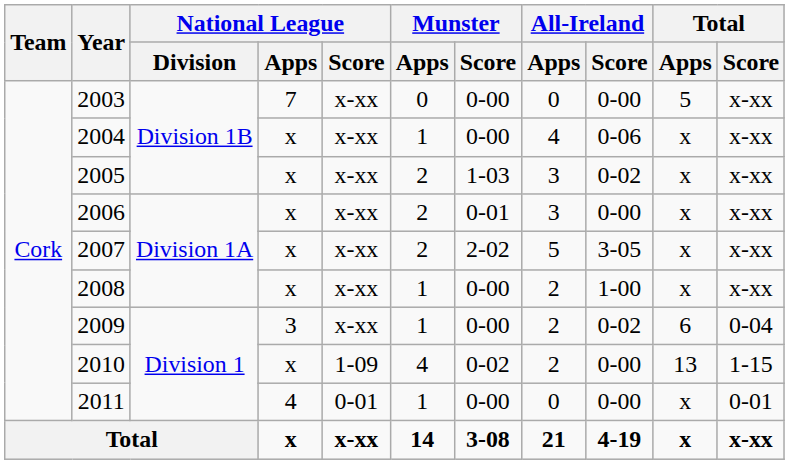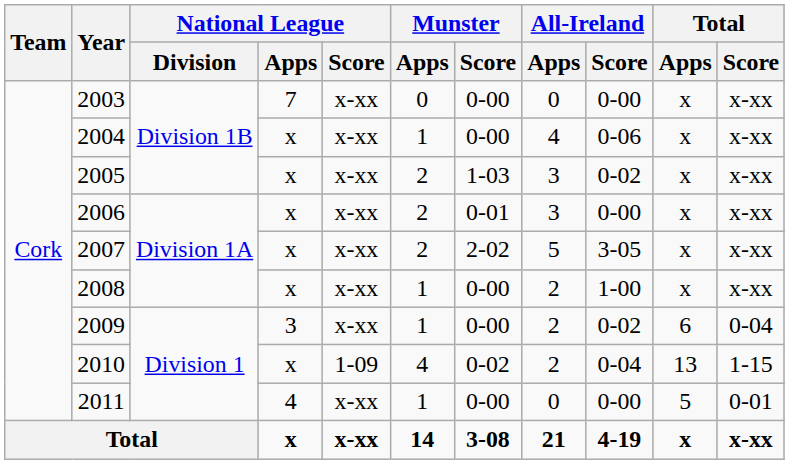(685, 99) 5 -> (685, 99) x
(619, 363) 0-00 -> (619, 363) 0-04
(356, 401) 0-01 -> (356, 401) x-xx
(685, 401) x -> (685, 401) 5
